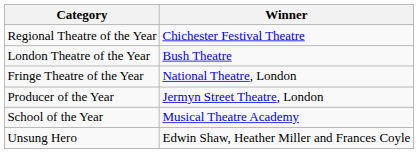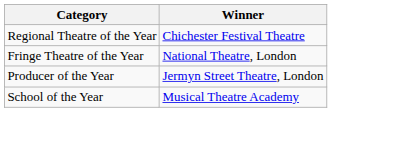- row: (79, 55)
- row: (42, 138)
